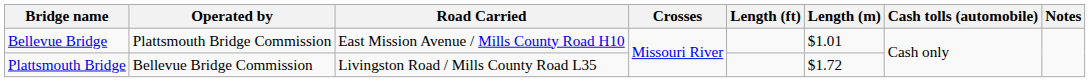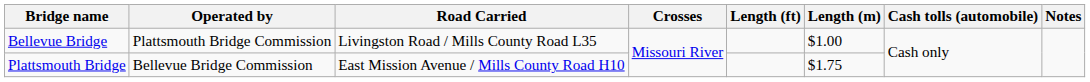(481, 40) East Mission Avenue / Mills County Road H10 -> (467, 40) Livingston Road / Mills County Road L35
(825, 40) $1.01 -> (825, 40) $1.00
(467, 64) Livingston Road / Mills County Road L35 -> (481, 64) East Mission Avenue / Mills County Road H10
(825, 64) $1.72 -> (825, 64) $1.75
